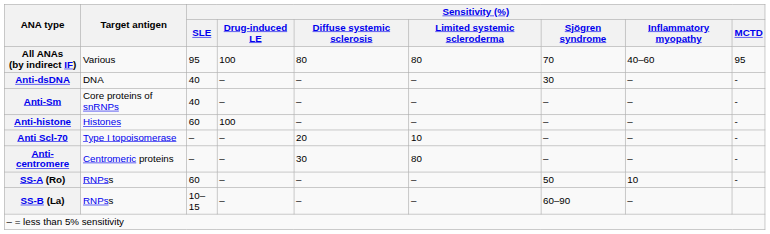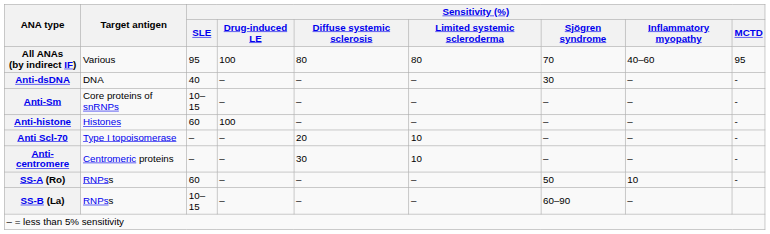(194, 101) 40 -> (197, 101) 10–15
(416, 159) 80 -> (416, 159) 10
